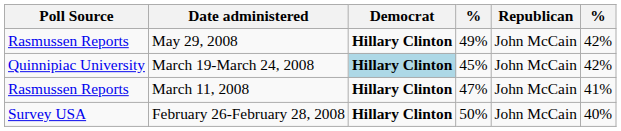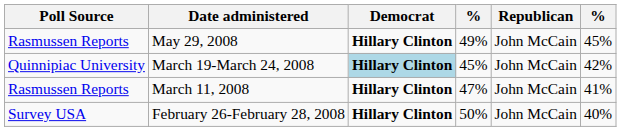(598, 41) 42% -> (598, 41) 45%
